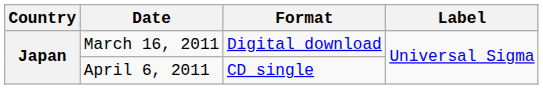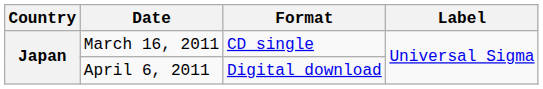(304, 44) Digital download -> (270, 44) CD single
(270, 70) CD single -> (304, 70) Digital download
